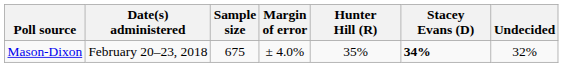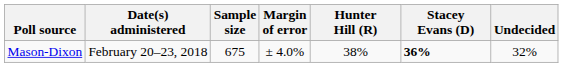(356, 51) 35% -> (356, 51) 38%
(417, 51) 34% -> (417, 51) 36%
